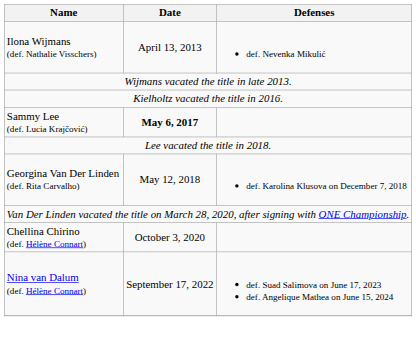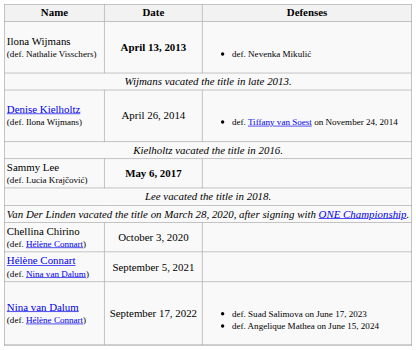(170, 47) normal -> (153, 47) bold
+ row: (44, 115)
- row: (63, 179)
+ row: (48, 267)
